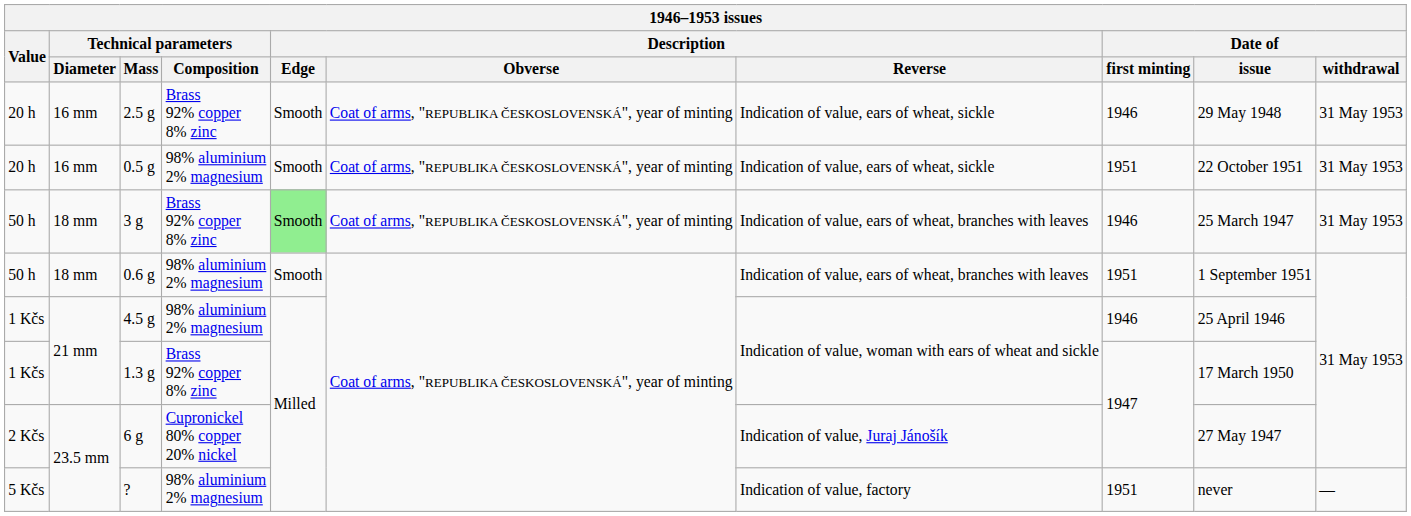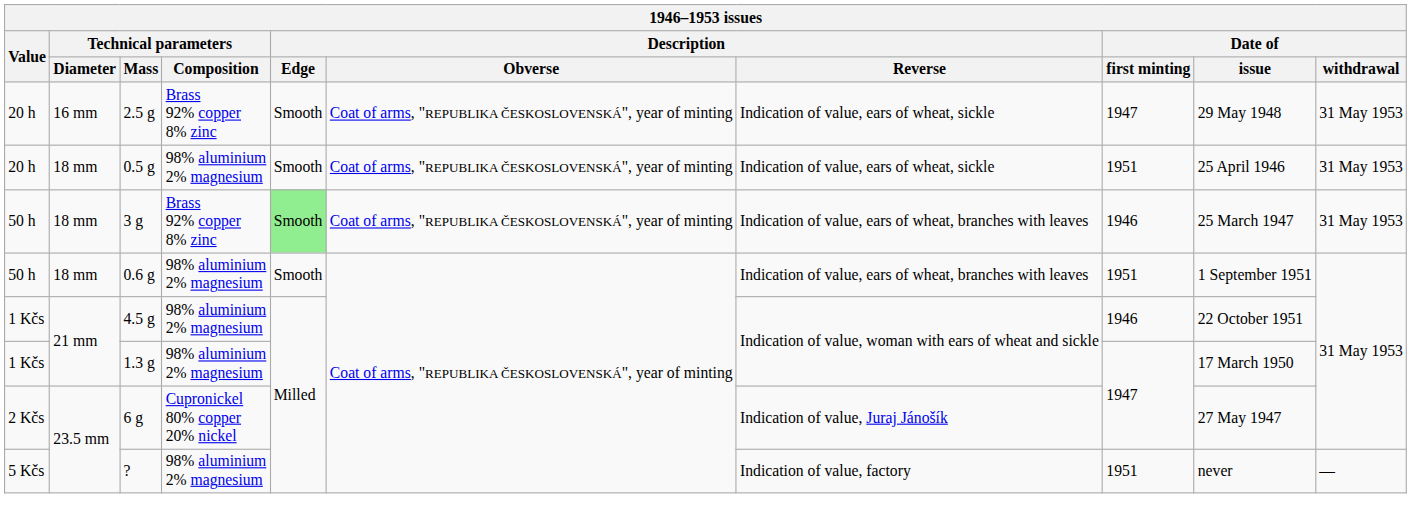(1122, 114) 1946 -> (1122, 114) 1947
(75, 167) 16 mm -> (75, 167) 18 mm
(1250, 167) 22 October 1951 -> (1241, 167) 25 April 1946
(1241, 319) 25 April 1946 -> (1250, 319) 22 October 1951
(203, 373) Brass 92% copper 8% zinc -> (216, 363) 98% aluminium 2% magnesium
